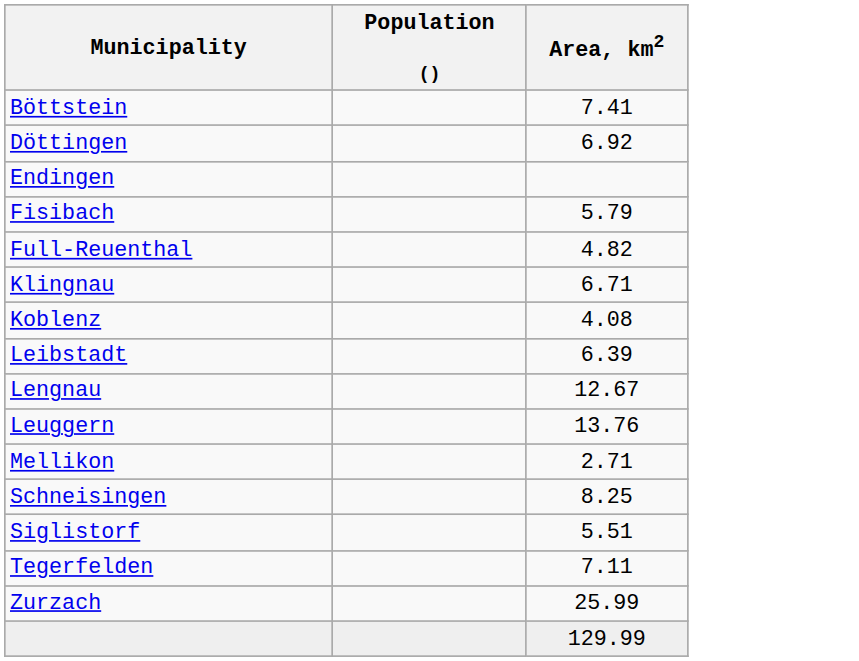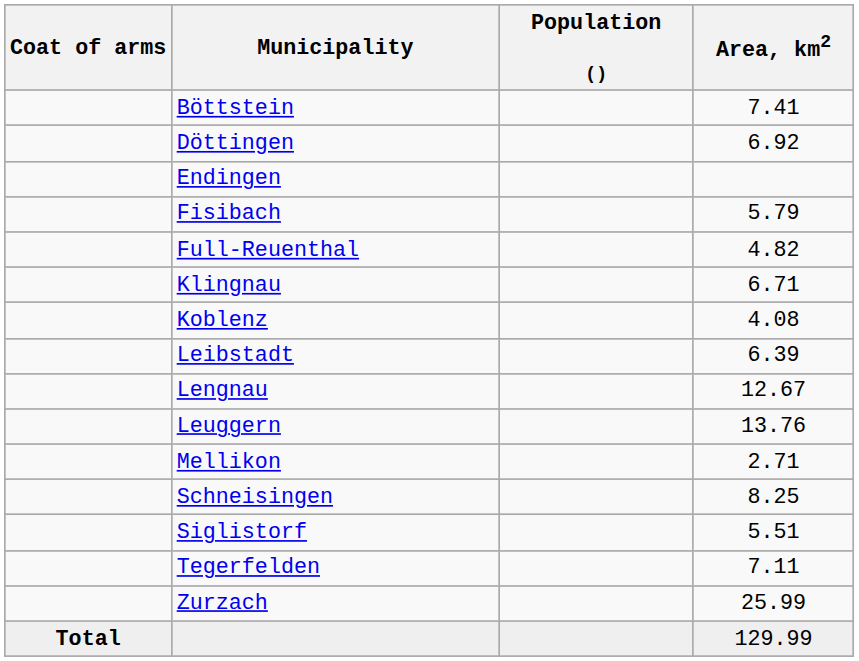+ column: (88, 48)
